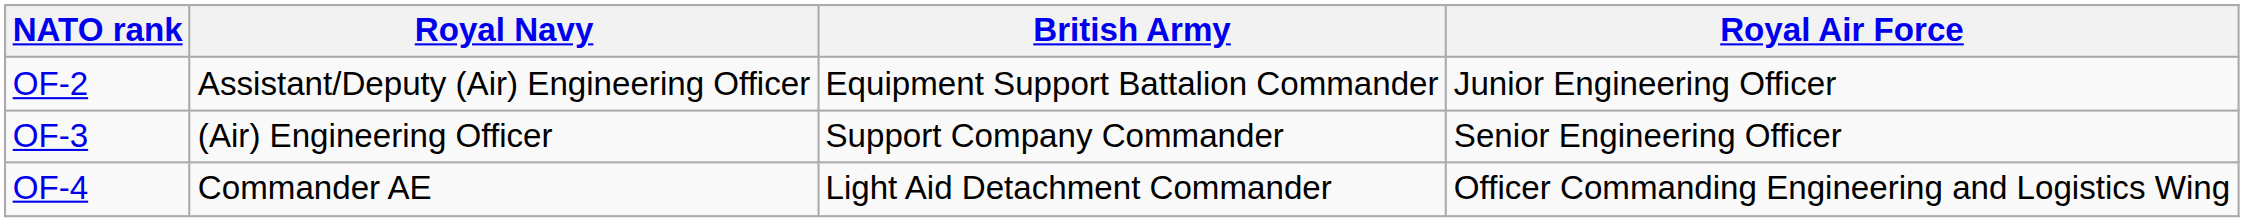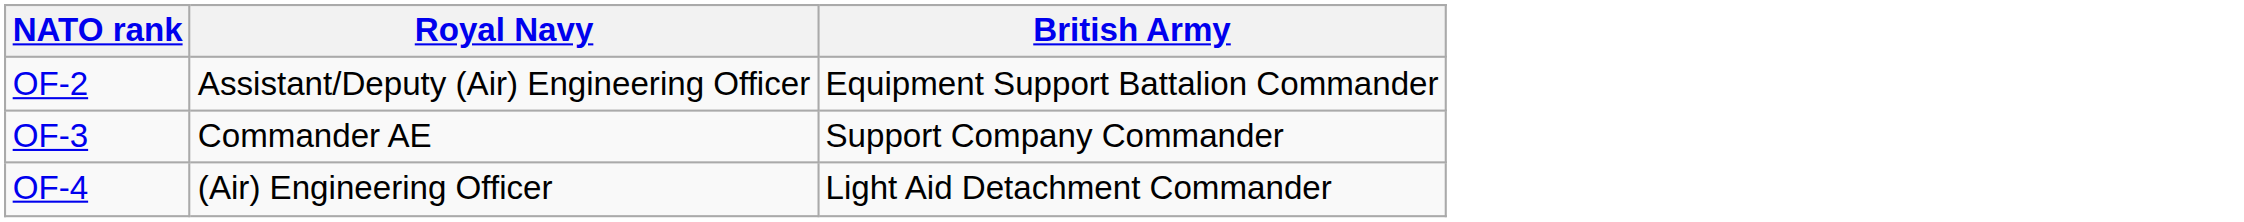- column: (1842, 30)
(375, 135) (Air) Engineering Officer -> (315, 135) Commander AE
(315, 188) Commander AE -> (375, 188) (Air) Engineering Officer
